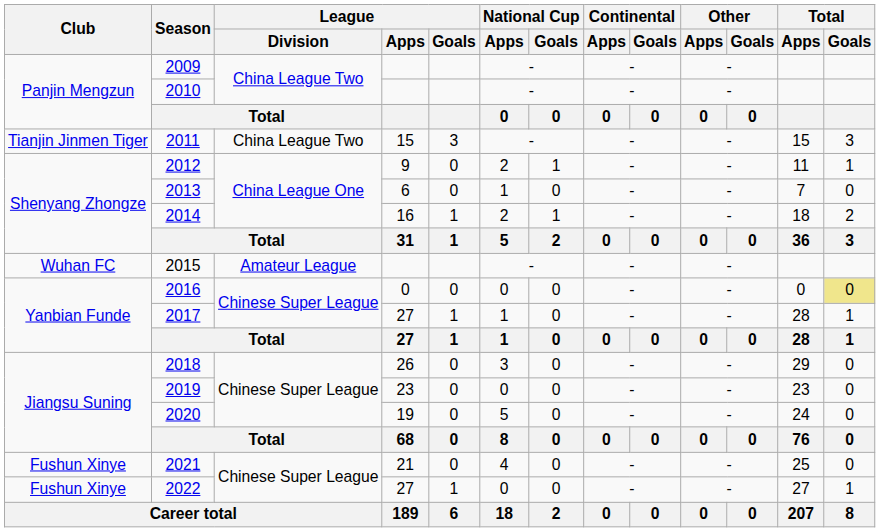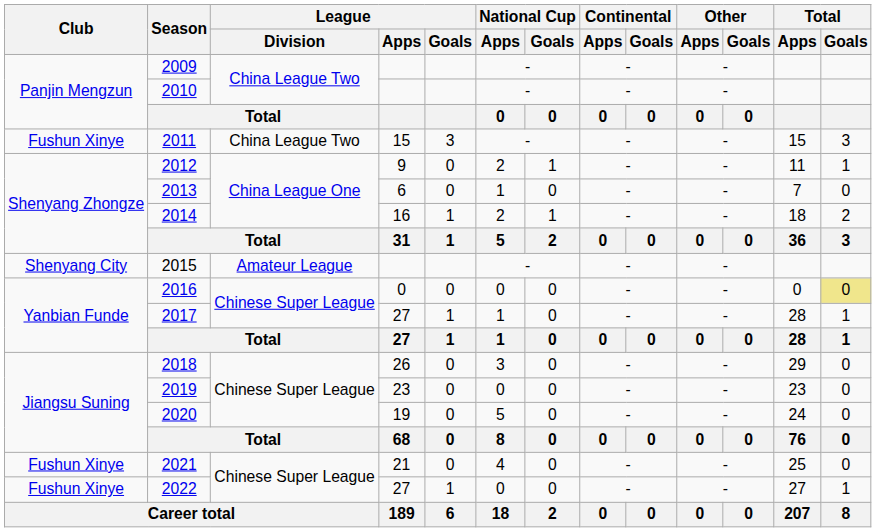(78, 141) Tianjin Jinmen Tiger -> (76, 141) Fushun Xinye
(78, 265) Wuhan FC -> (76, 265) Shenyang City
